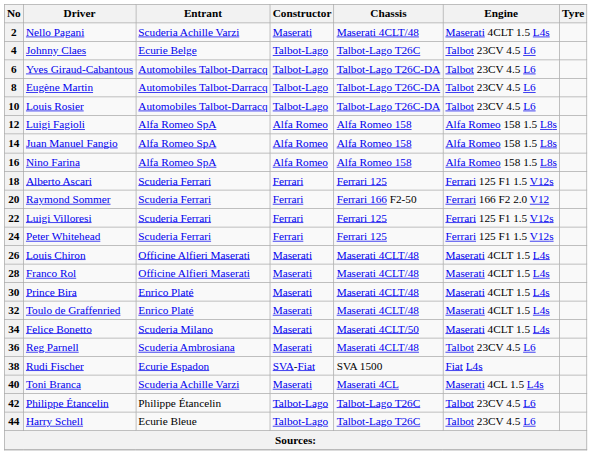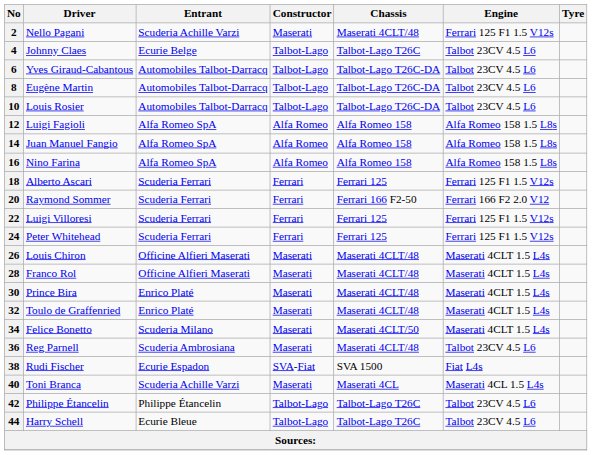(498, 32) Maserati 4CLT 1.5 L4s -> (500, 32) Ferrari 125 F1 1.5 V12s
